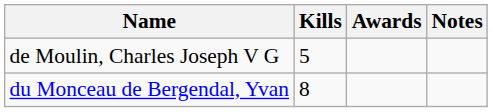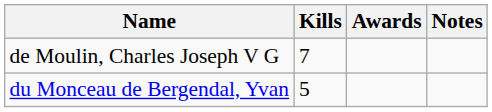(304, 55) 5 -> (304, 55) 7
(304, 89) 8 -> (304, 89) 5
